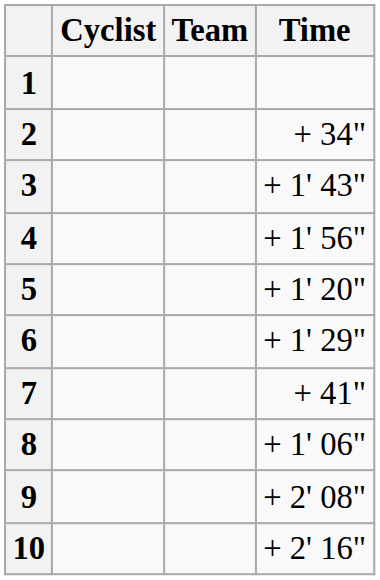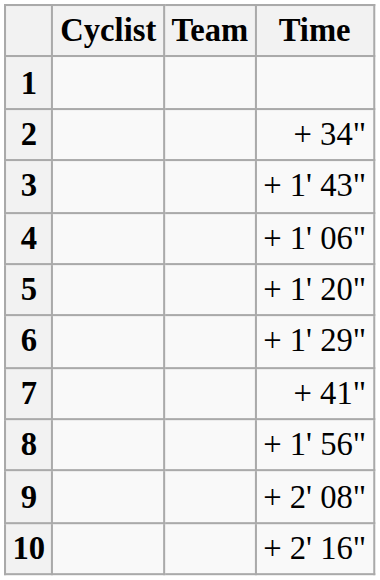(315, 237) + 1' 56" -> (315, 237) + 1' 06"
(315, 444) + 1' 06" -> (315, 444) + 1' 56"
